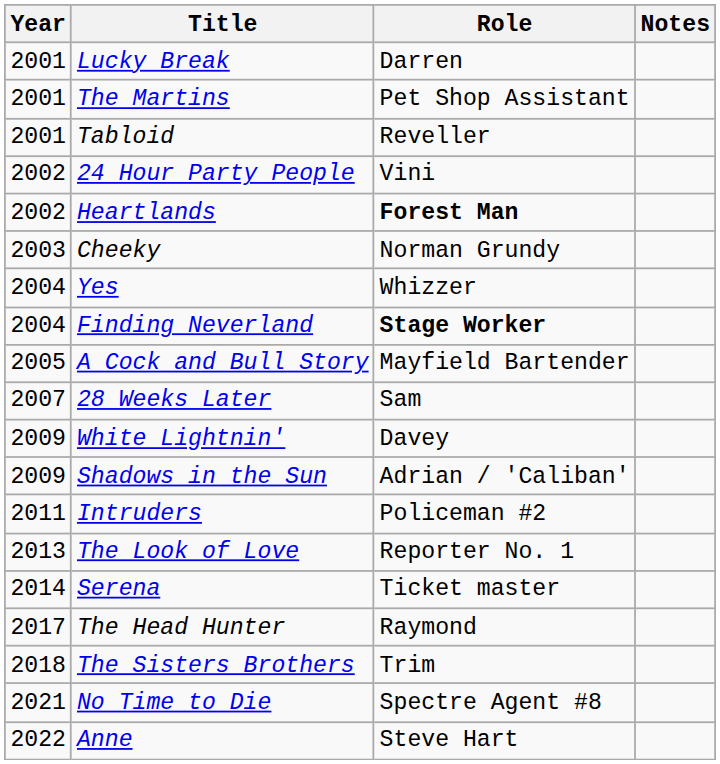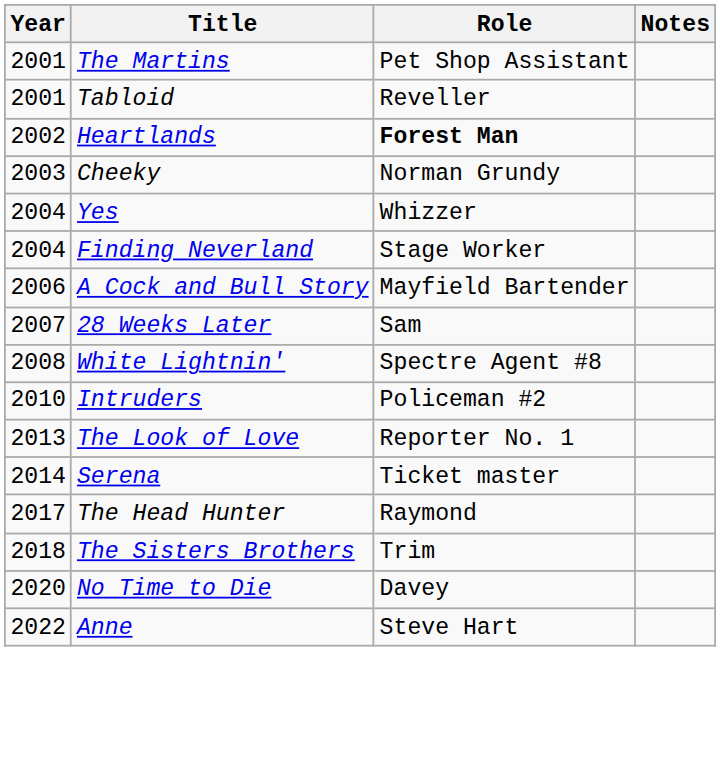- row: (153, 61)
- row: (216, 175)
(463, 325) bold -> (463, 250) normal
(38, 363) 2005 -> (38, 288) 2006
(38, 439) 2009 -> (38, 363) 2008
(414, 439) Davey -> (491, 363) Spectre Agent #8
- row: (202, 476)
(38, 514) 2011 -> (38, 401) 2010
(38, 703) 2021 -> (38, 589) 2020
(491, 703) Spectre Agent #8 -> (414, 589) Davey
